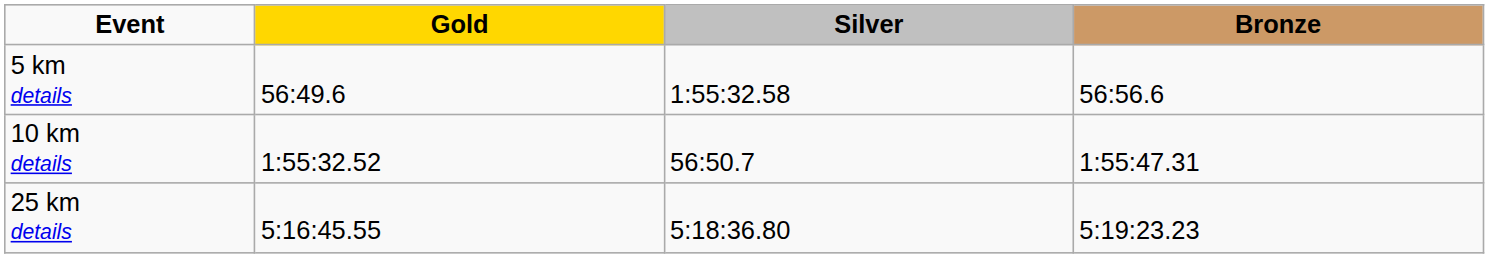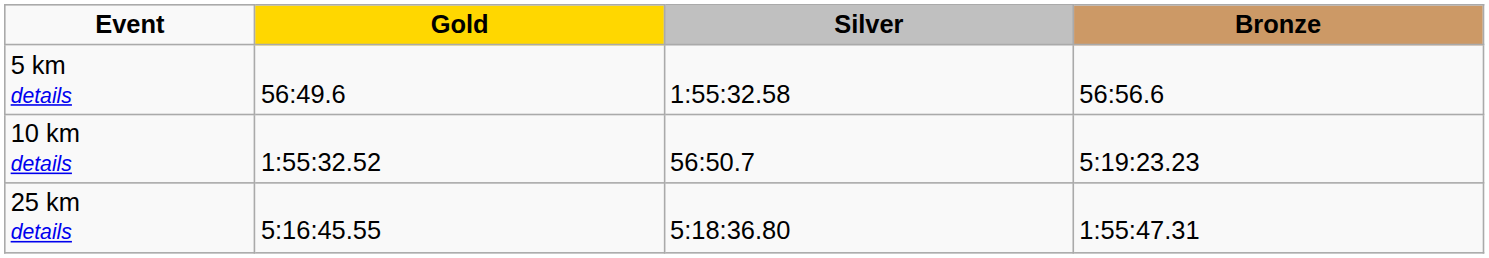(1139, 162) 1:55:47.31 -> (1139, 162) 5:19:23.23
(1139, 231) 5:19:23.23 -> (1139, 231) 1:55:47.31
